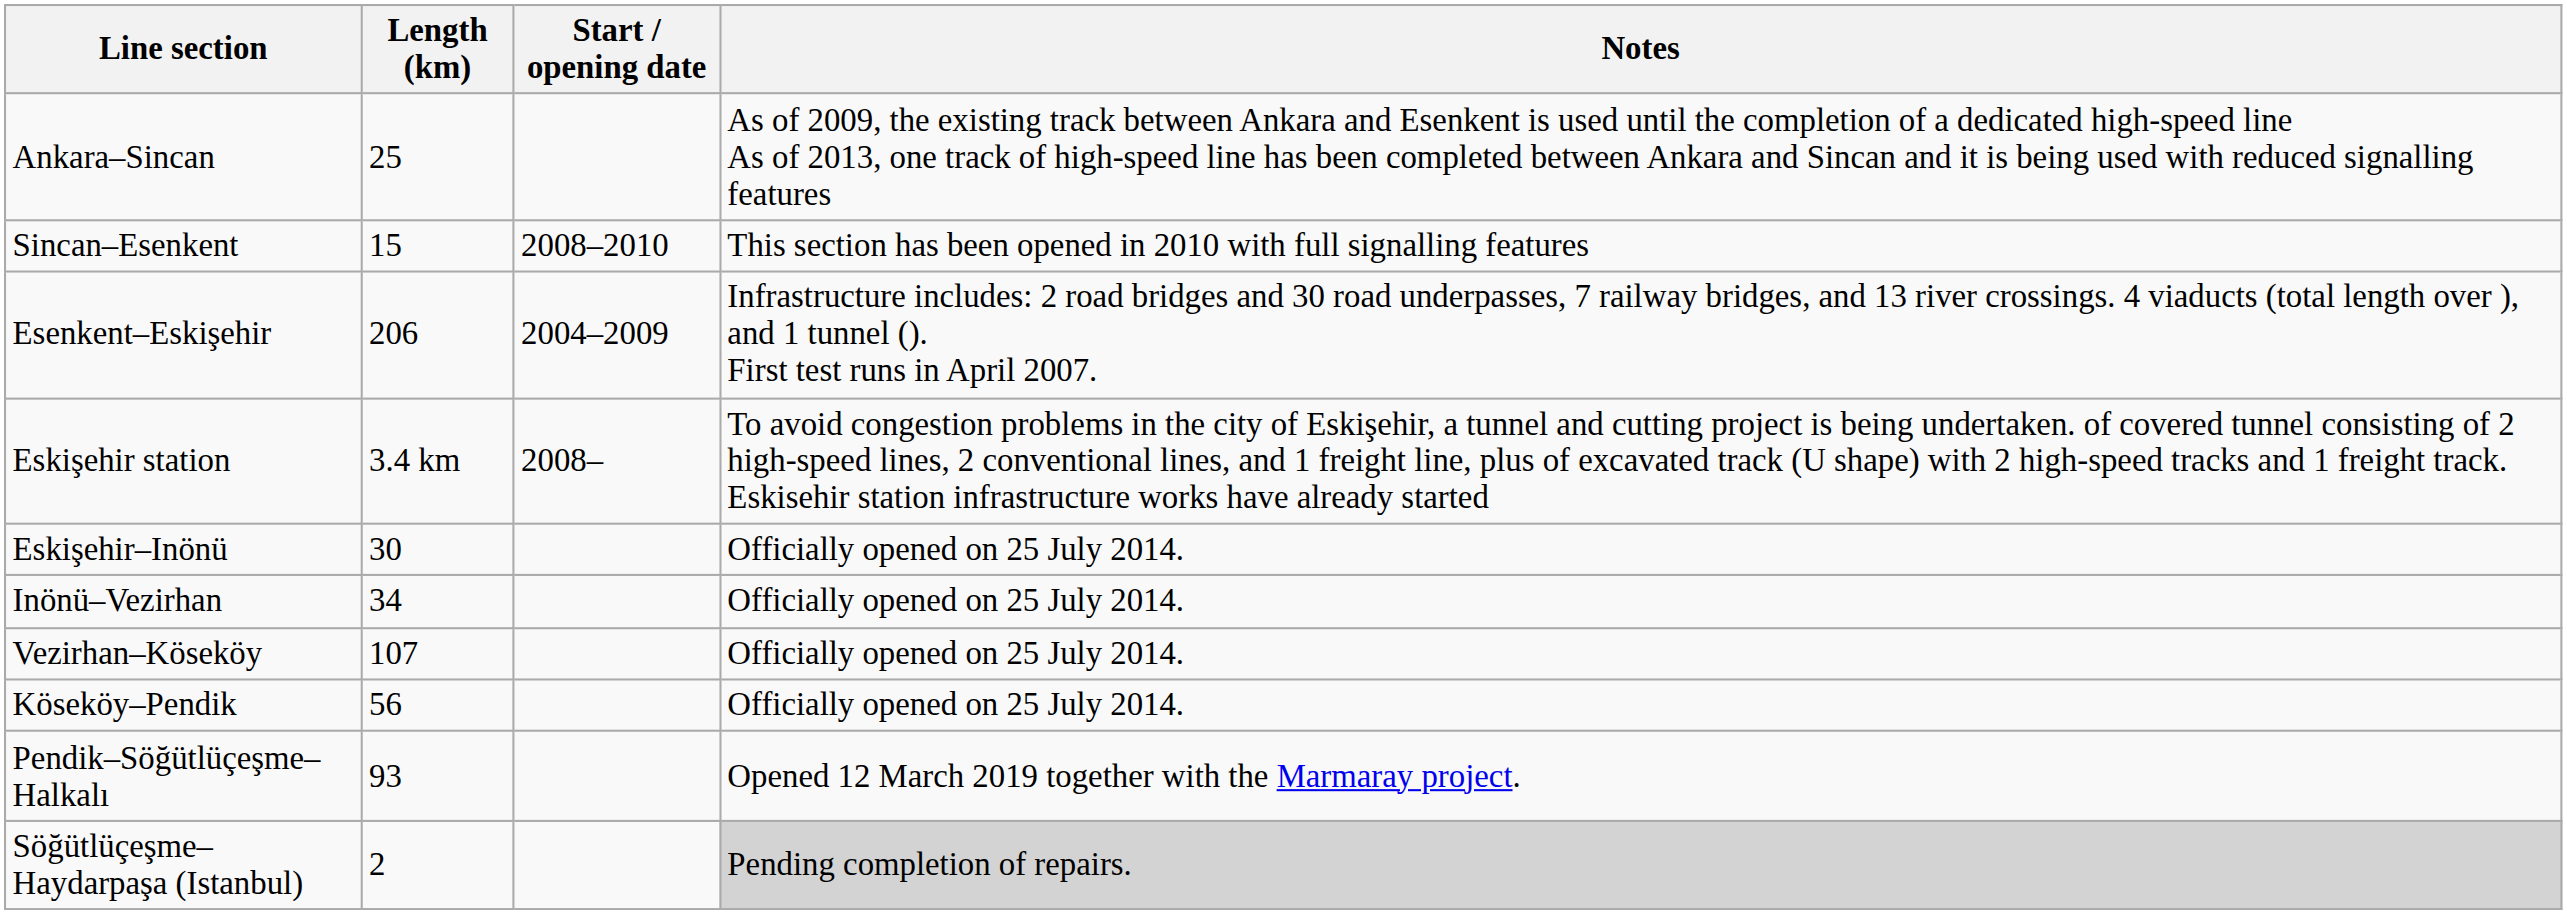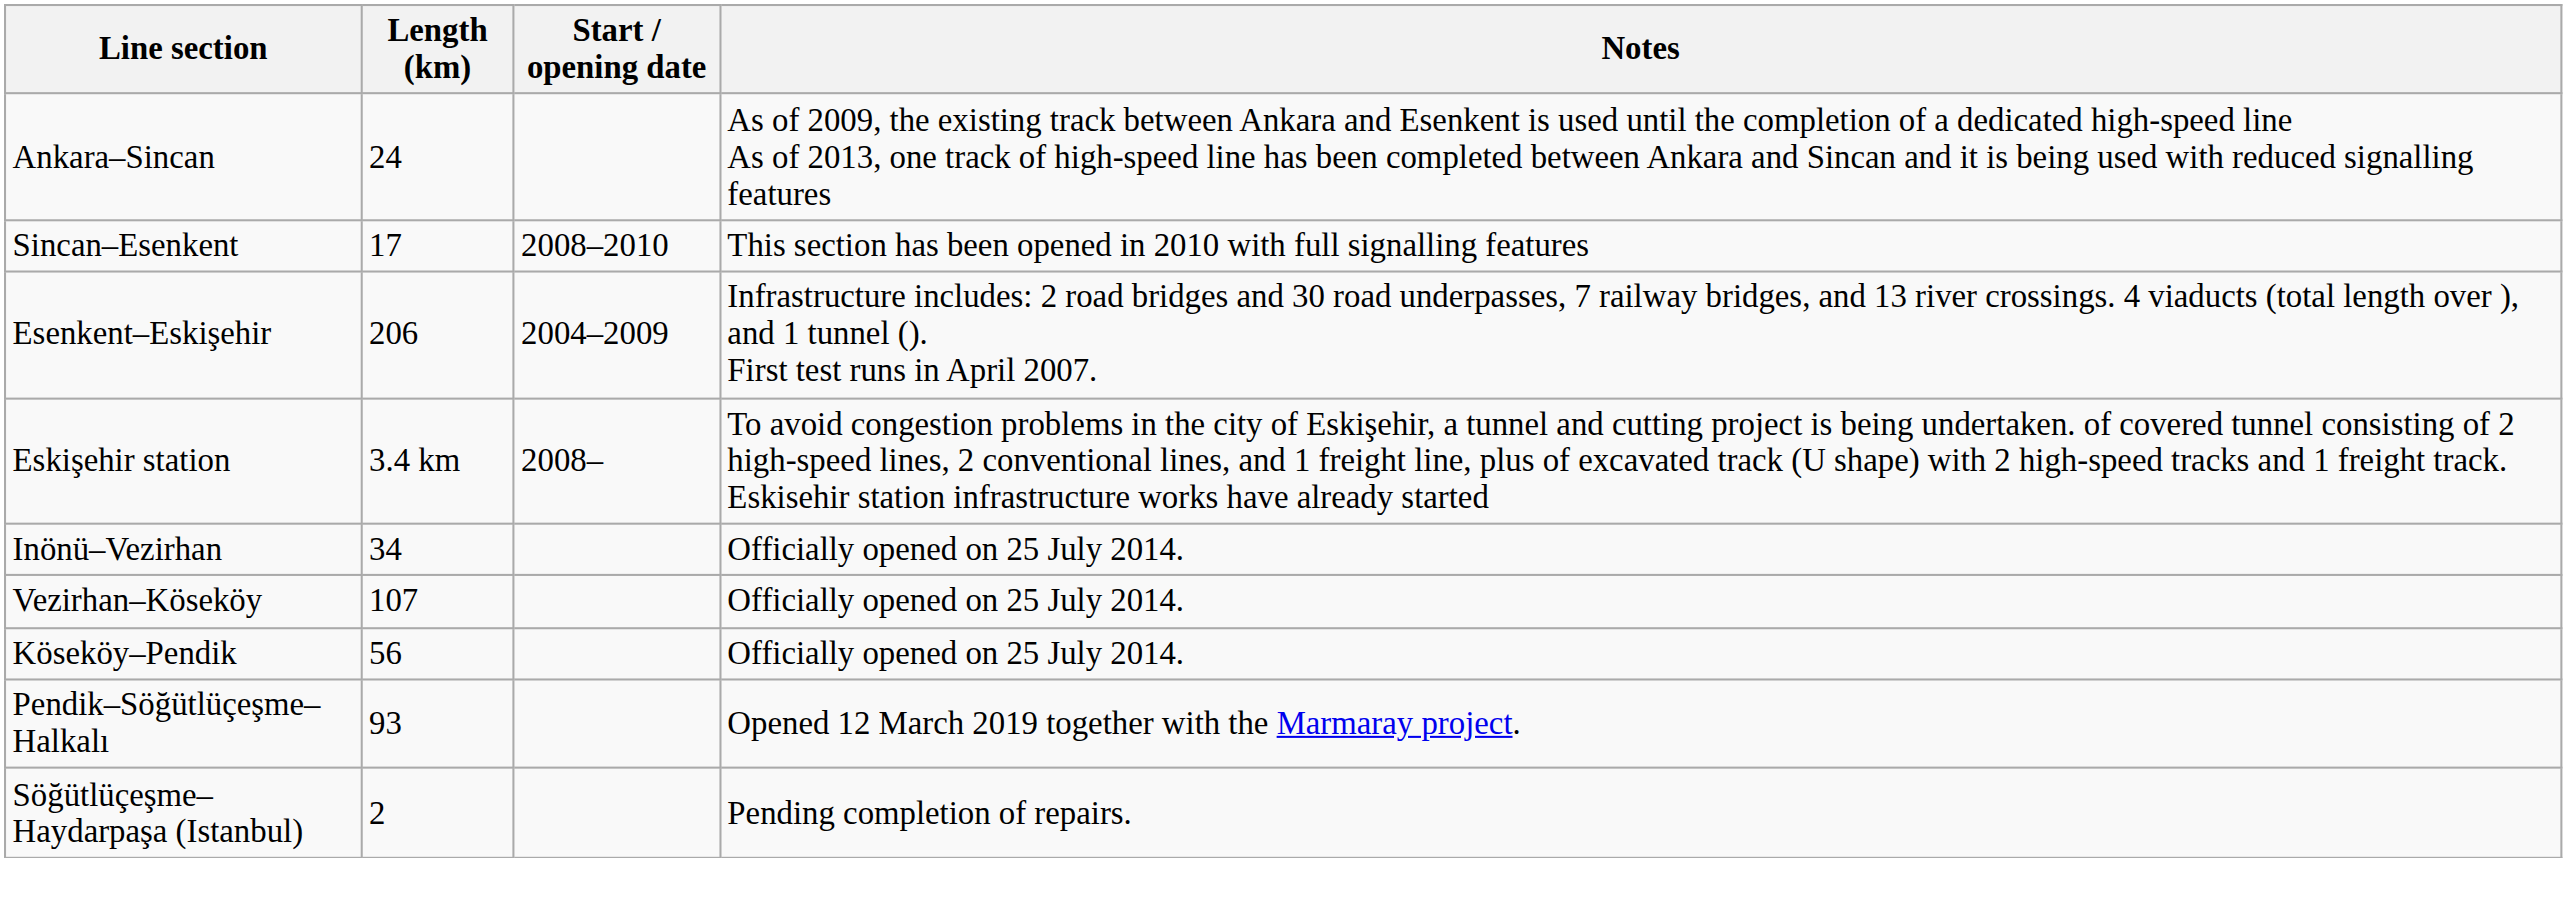(385, 156) 25 -> (385, 156) 24
(385, 245) 15 -> (385, 245) 17
- row: (120, 548)
(930, 864) lightgrey background -> (930, 812) no background
